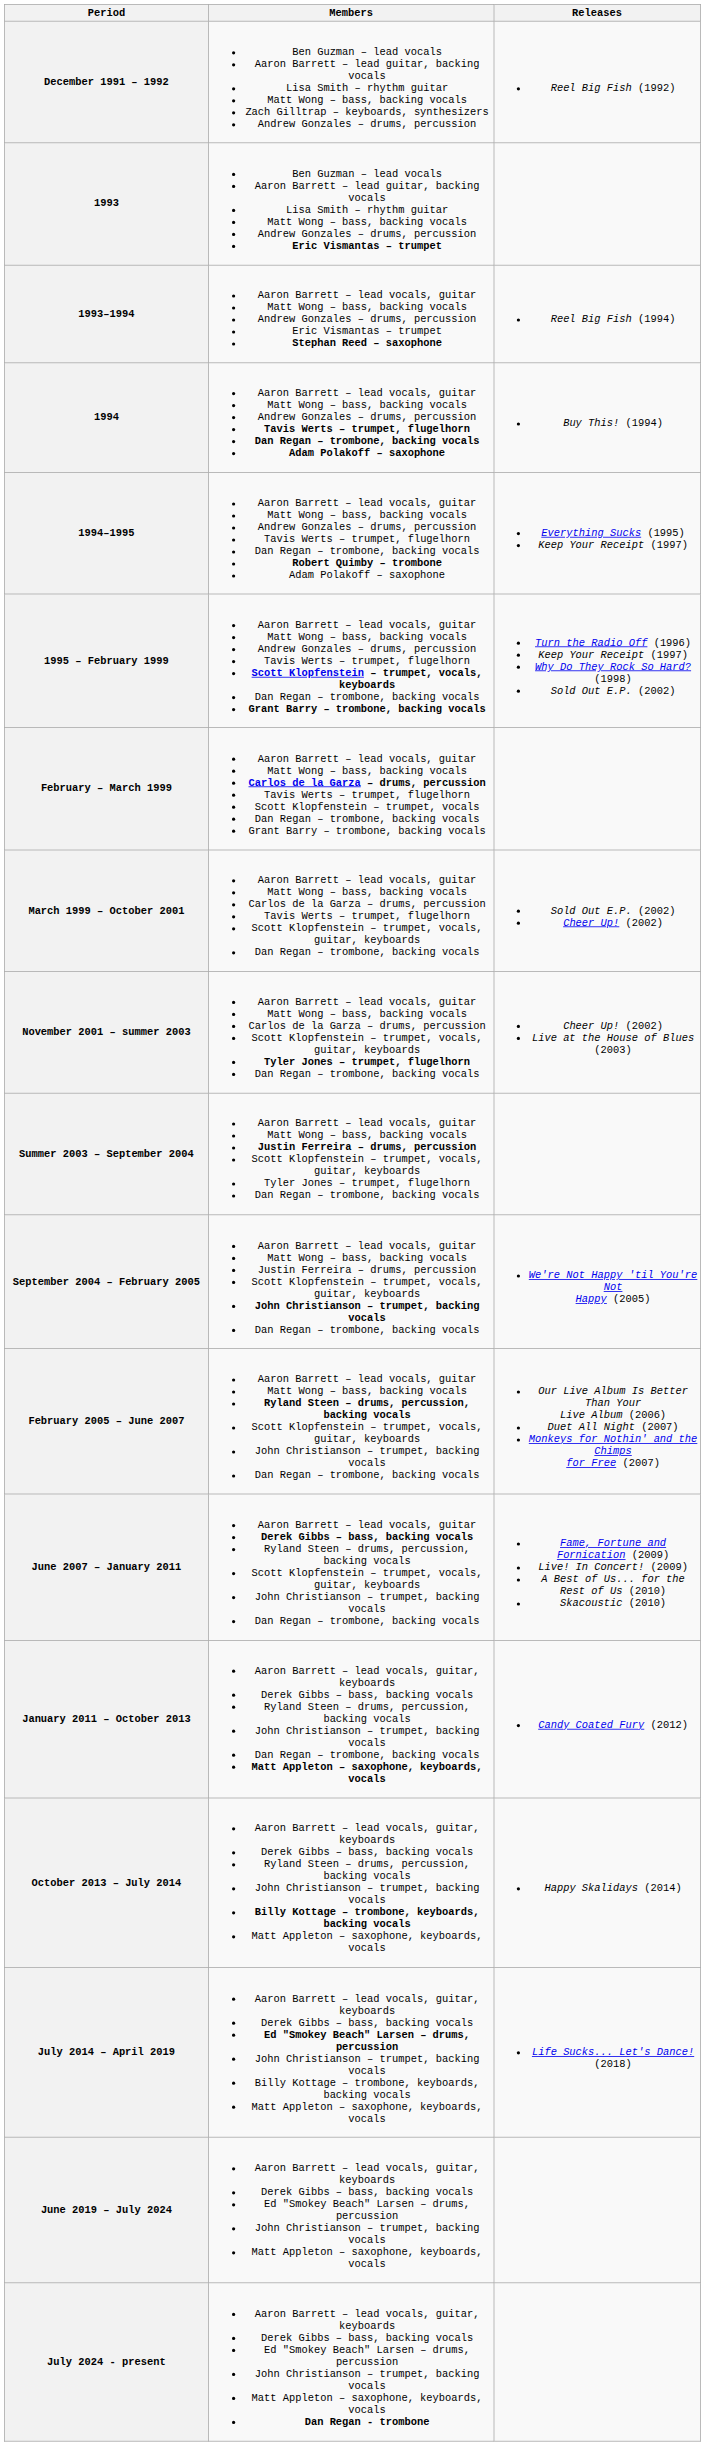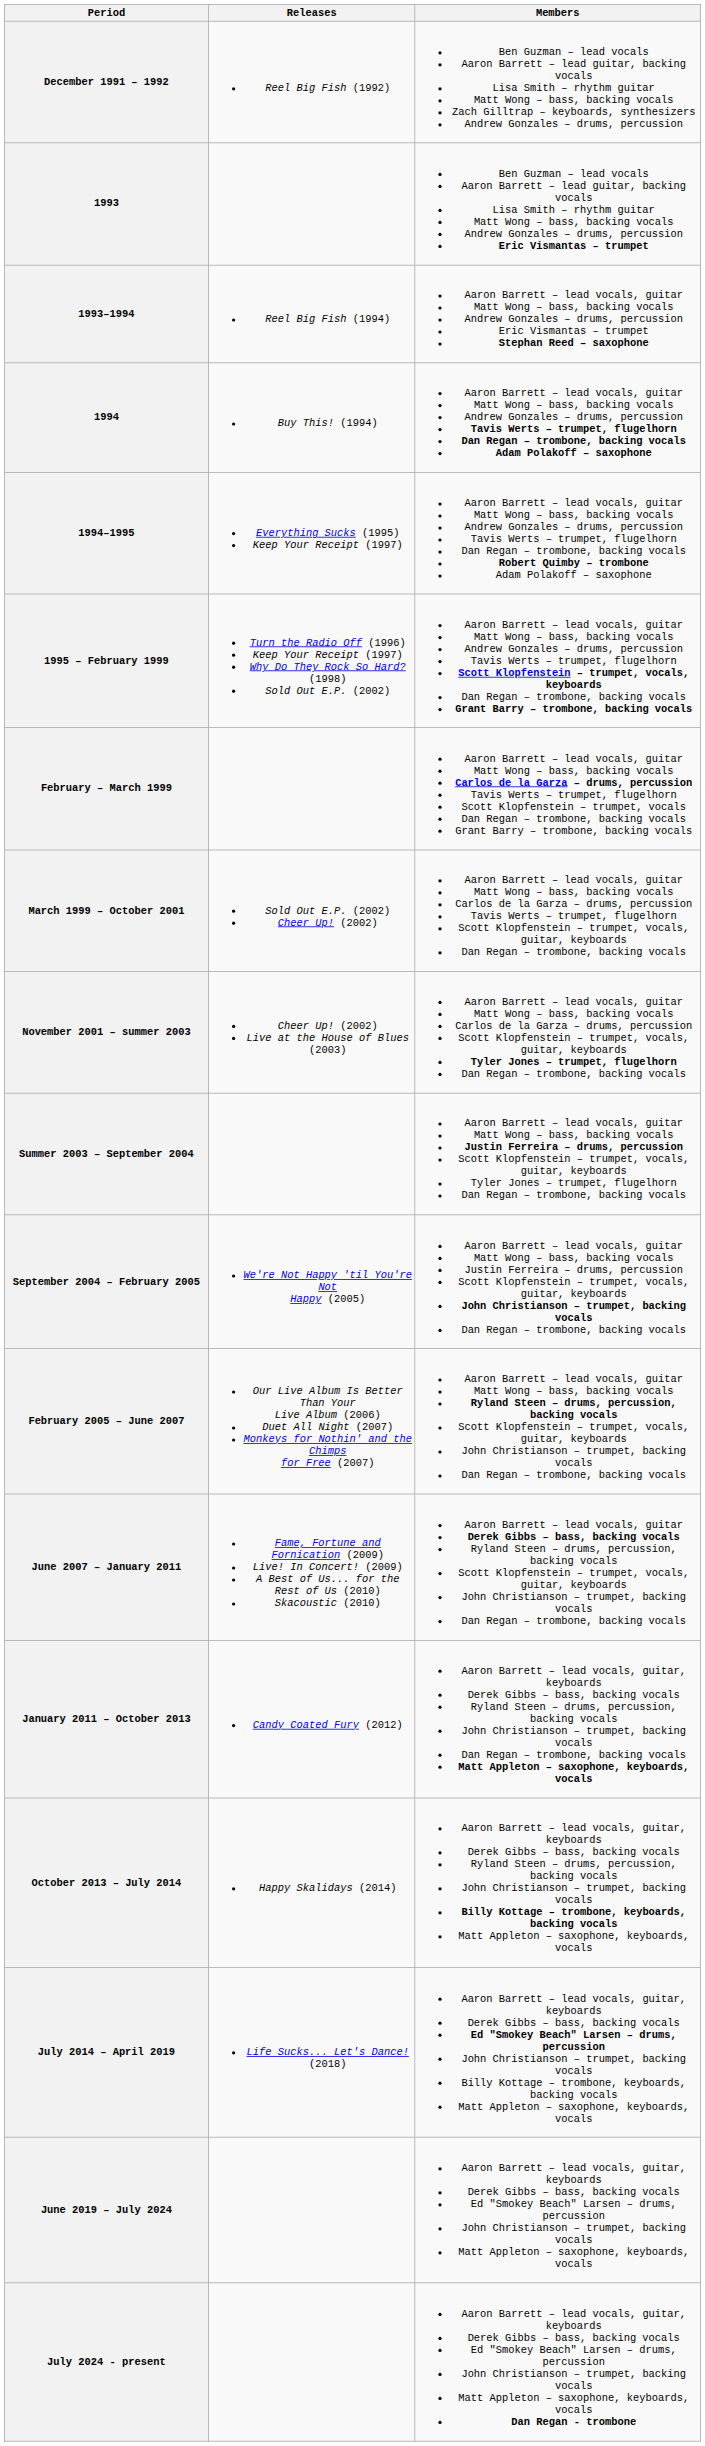columns swapped: (351, 13) <-> (597, 13)
